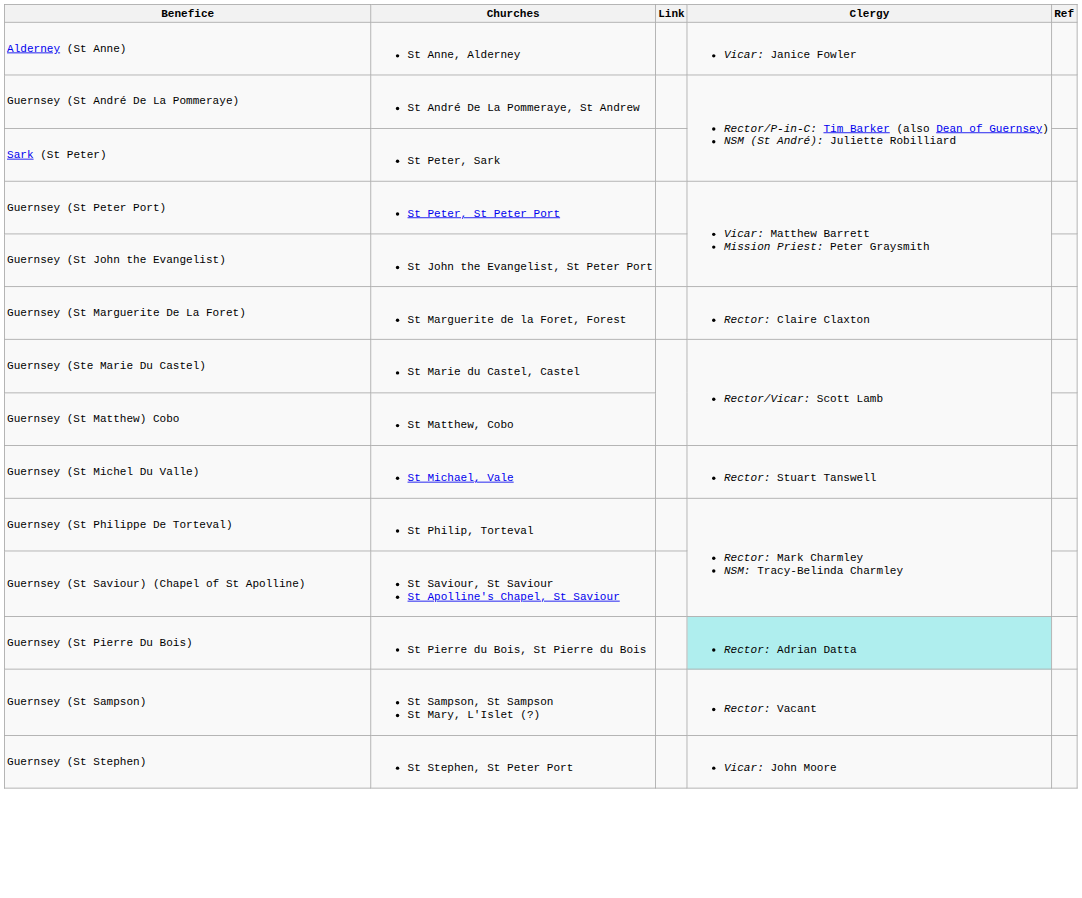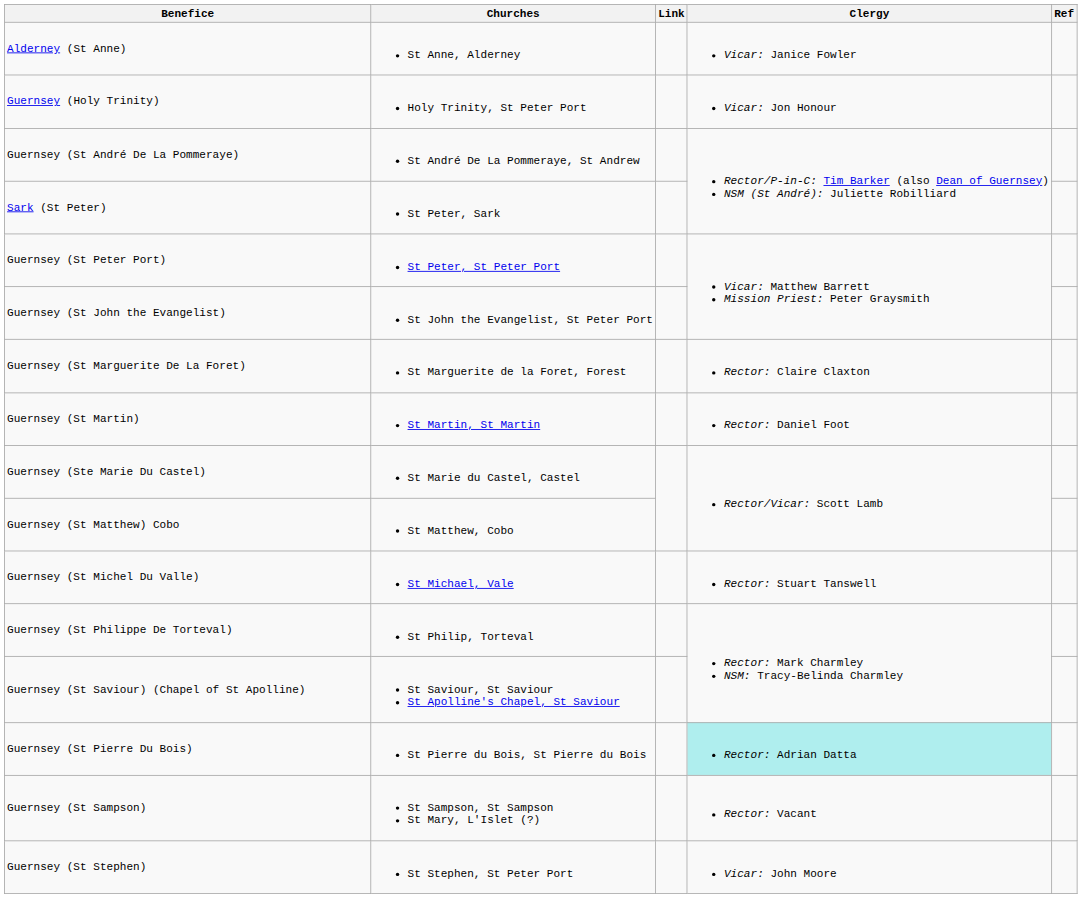+ row: (83, 102)
+ row: (73, 419)
